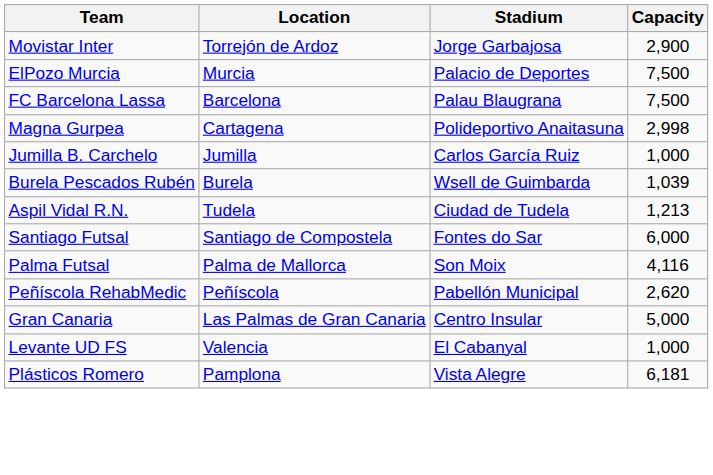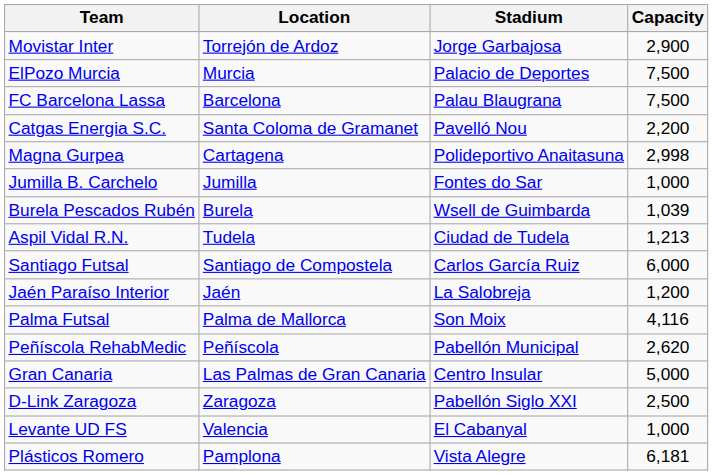+ row: (87, 127)
(507, 155) Carlos García Ruiz -> (488, 182) Fontes do Sar
(488, 237) Fontes do Sar -> (507, 264) Carlos García Ruiz
+ row: (89, 292)
+ row: (72, 401)
